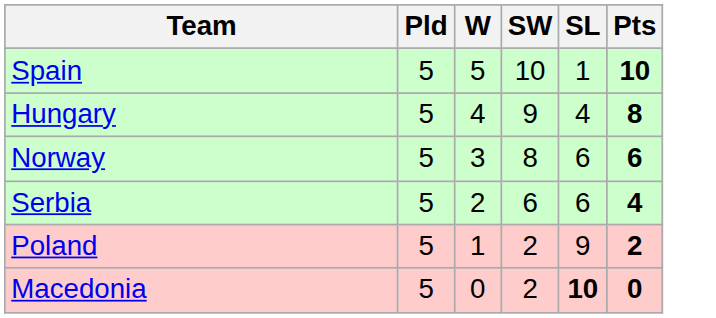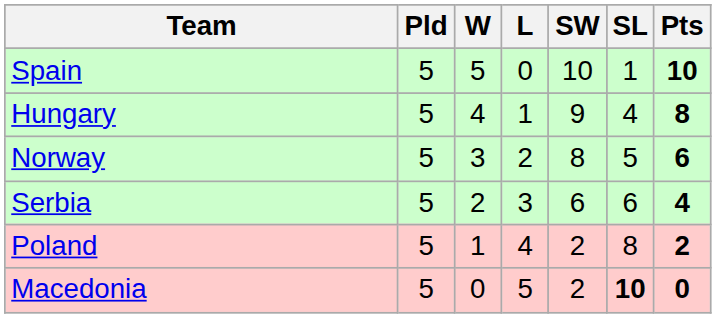+ column: (525, 26)
(583, 158) 6 -> (630, 158) 5
(583, 245) 9 -> (630, 245) 8
